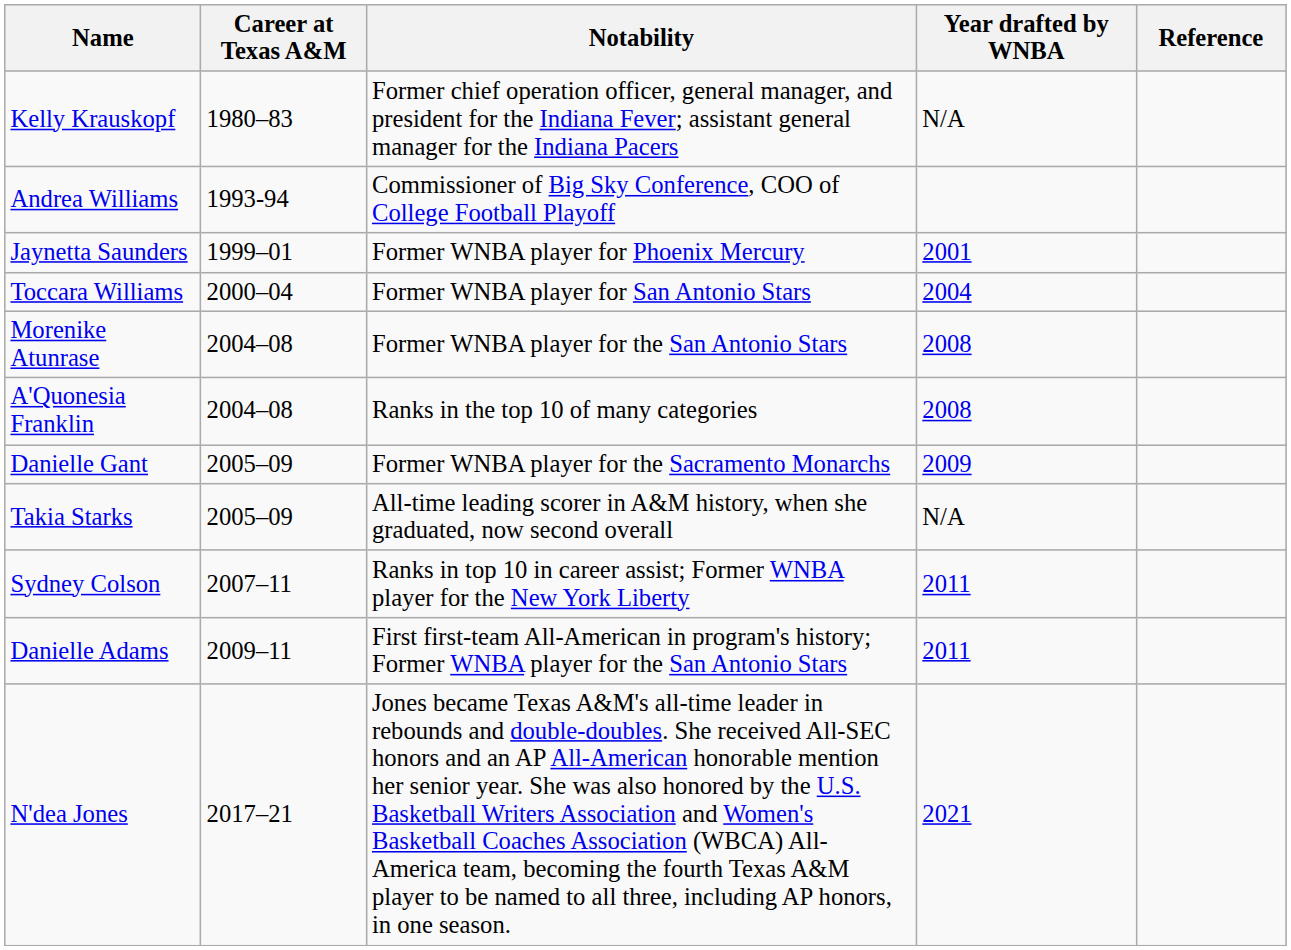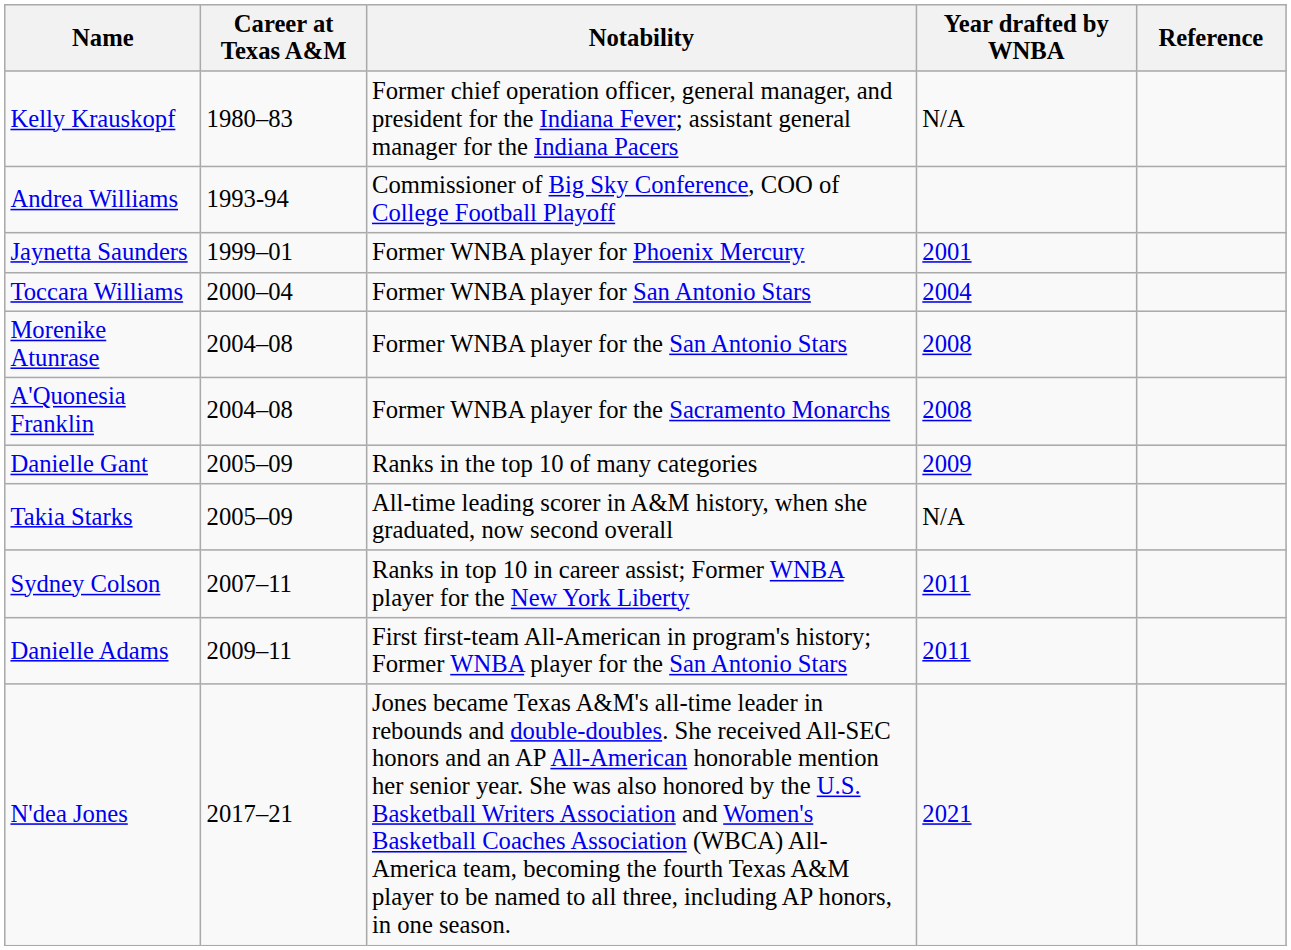(565, 410) Ranks in the top 10 of many categories -> (631, 410) Former WNBA player for the Sacramento Monarchs
(631, 463) Former WNBA player for the Sacramento Monarchs -> (565, 463) Ranks in the top 10 of many categories
